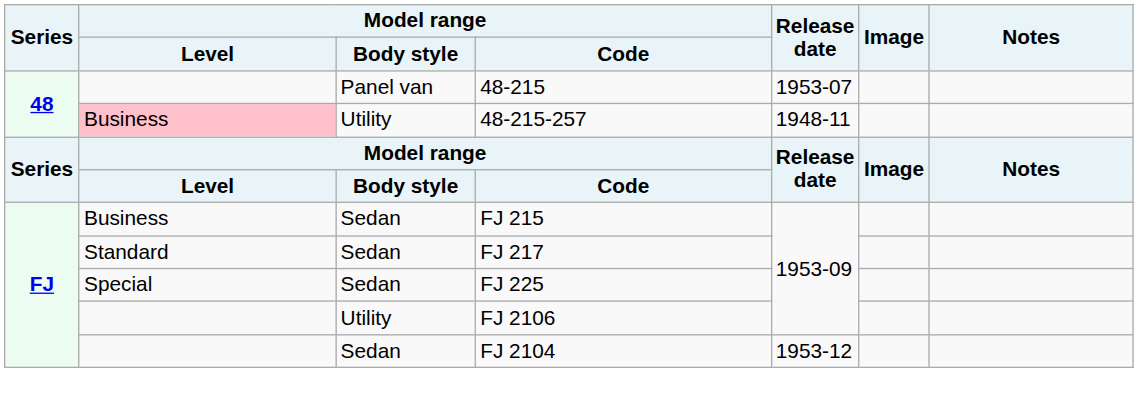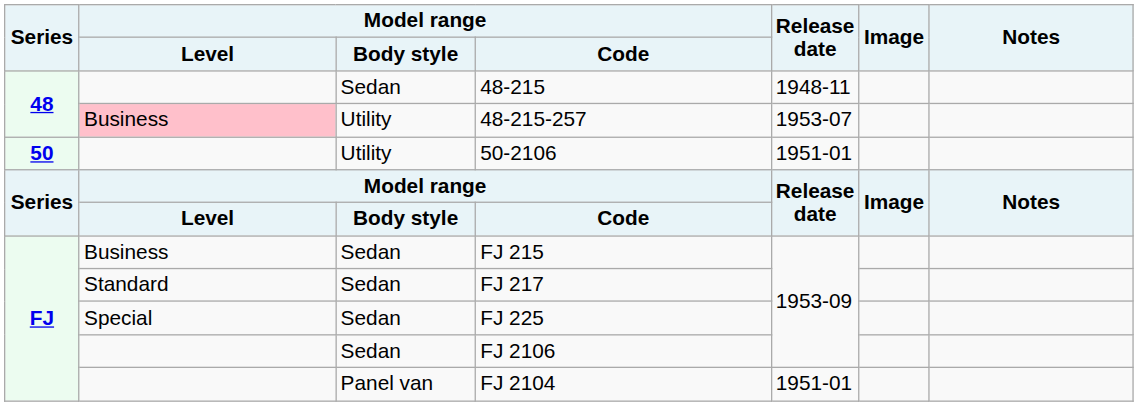(387, 86) Panel van -> (371, 86) Sedan
(814, 86) 1953-07 -> (813, 86) 1948-11
(813, 119) 1948-11 -> (814, 119) 1953-07
+ row: (518, 152)
(366, 317) Utility -> (371, 350) Sedan
(371, 350) Sedan -> (387, 383) Panel van
(814, 350) 1953-12 -> (814, 383) 1951-01
